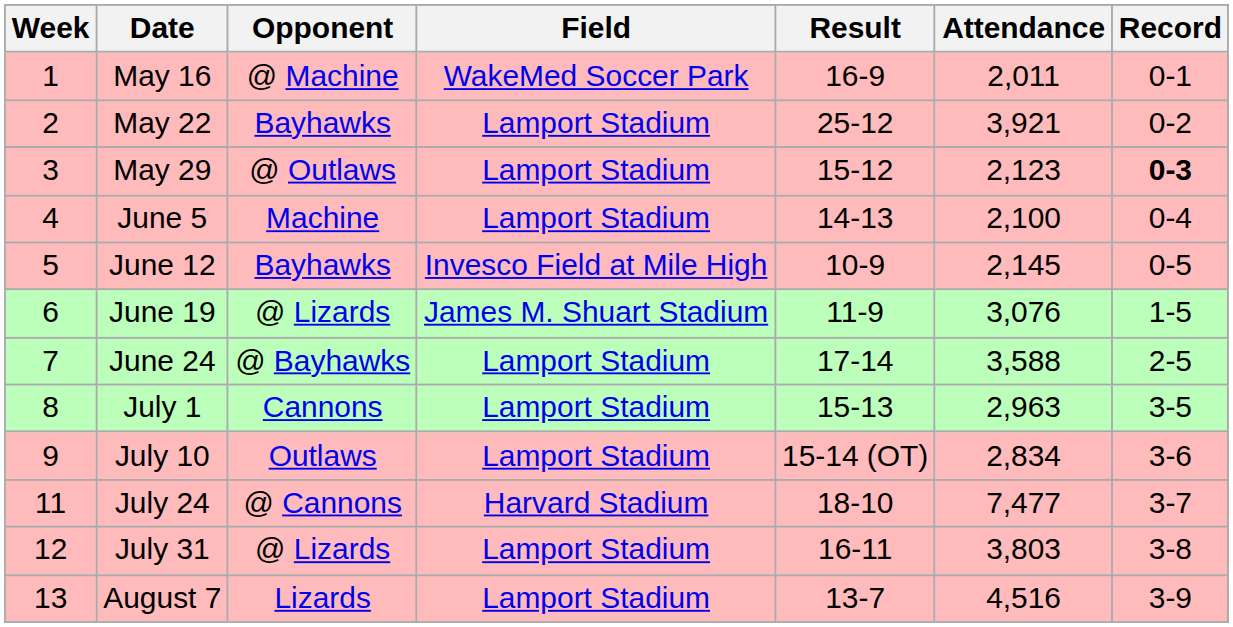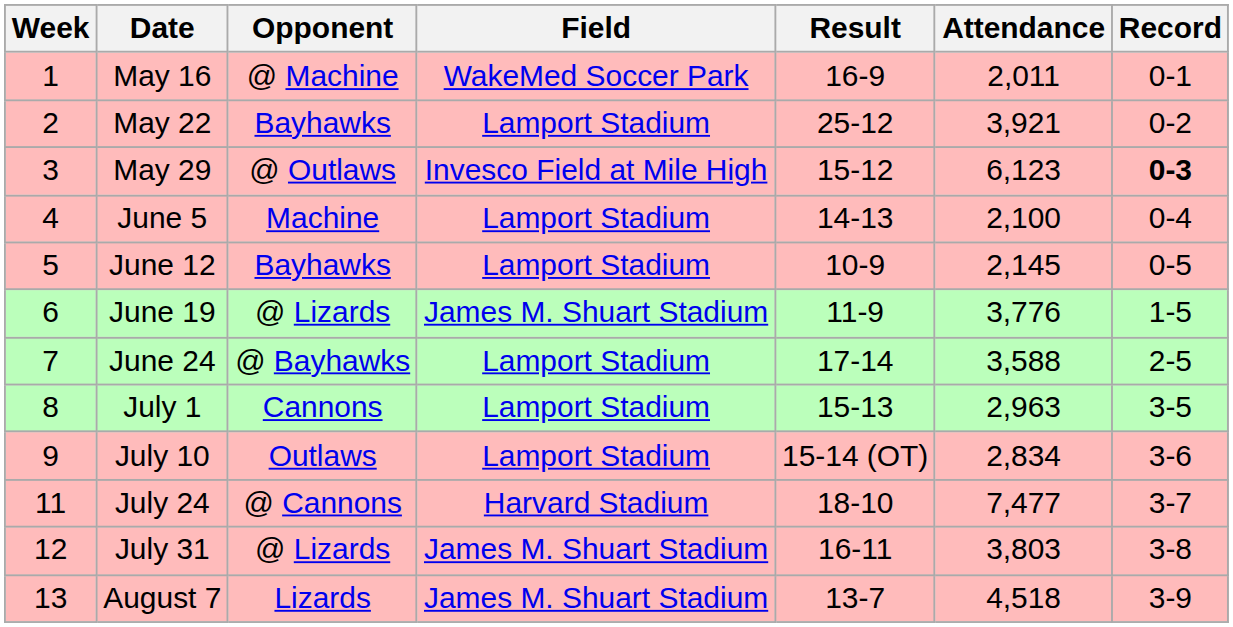(596, 170) Lamport Stadium -> (596, 170) Invesco Field at Mile High
(1024, 170) 2,123 -> (1024, 170) 6,123
(596, 265) Invesco Field at Mile High -> (596, 265) Lamport Stadium
(1024, 312) 3,076 -> (1024, 312) 3,776
(596, 550) Lamport Stadium -> (596, 550) James M. Shuart Stadium
(596, 597) Lamport Stadium -> (596, 597) James M. Shuart Stadium
(1024, 597) 4,516 -> (1024, 597) 4,518
